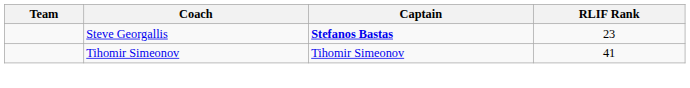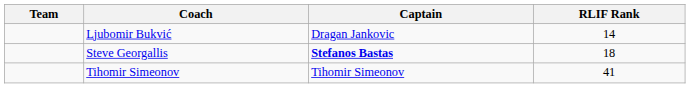+ row: (129, 33)
(609, 33) 23 -> (609, 53) 18
